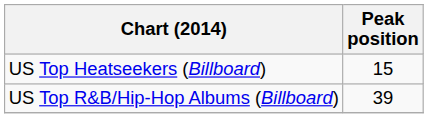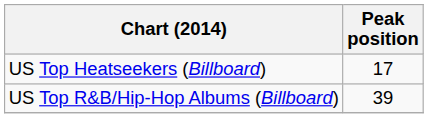(383, 68) 15 -> (383, 68) 17
